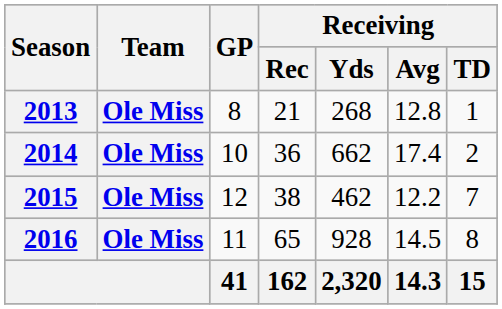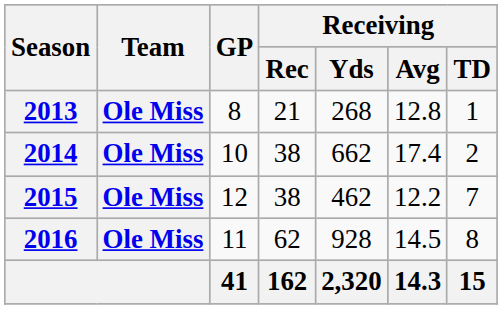(287, 153) 36 -> (287, 153) 38
(287, 238) 65 -> (287, 238) 62
